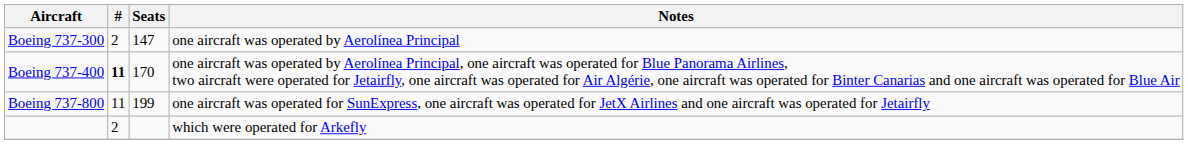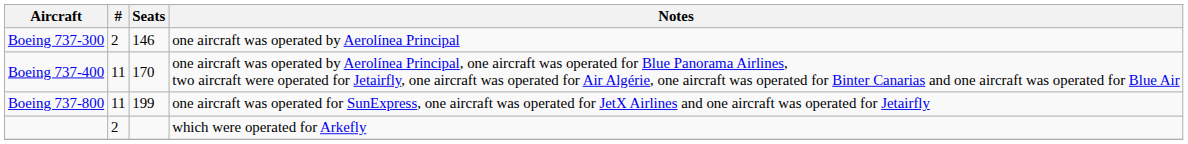(143, 39) 147 -> (143, 39) 146
(118, 71) bold -> (118, 71) normal
